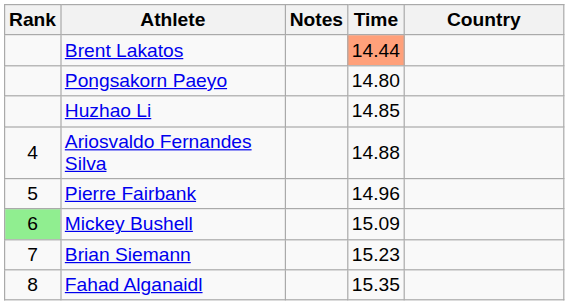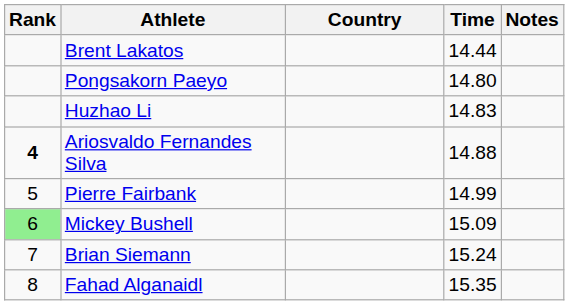columns swapped: (484, 19) <-> (316, 19)
(376, 50) lightsalmon background -> (473, 50) no background
(376, 111) 14.85 -> (473, 111) 14.83
(32, 152) normal -> (32, 152) bold
(376, 193) 14.96 -> (473, 193) 14.99
(376, 254) 15.23 -> (473, 254) 15.24
